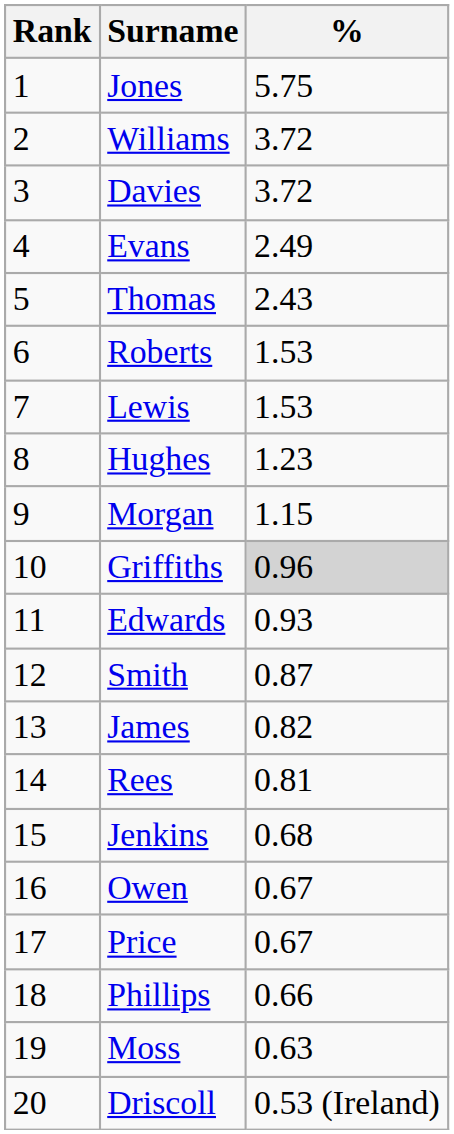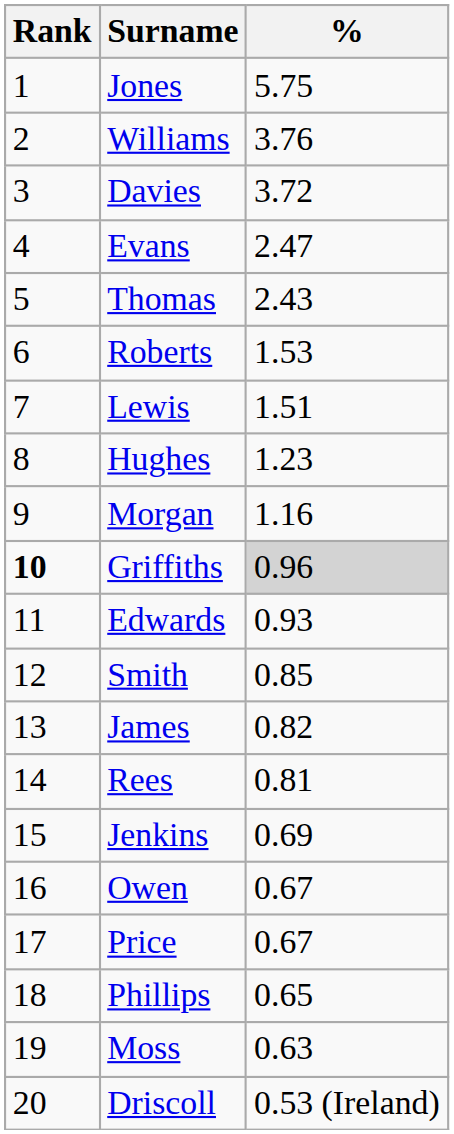(284, 138) 3.72 -> (284, 138) 3.76
(284, 245) 2.49 -> (284, 245) 2.47
(284, 406) 1.53 -> (284, 406) 1.51
(284, 513) 1.15 -> (284, 513) 1.16
(30, 566) normal -> (30, 566) bold
(284, 673) 0.87 -> (284, 673) 0.85
(284, 834) 0.68 -> (284, 834) 0.69
(284, 995) 0.66 -> (284, 995) 0.65
